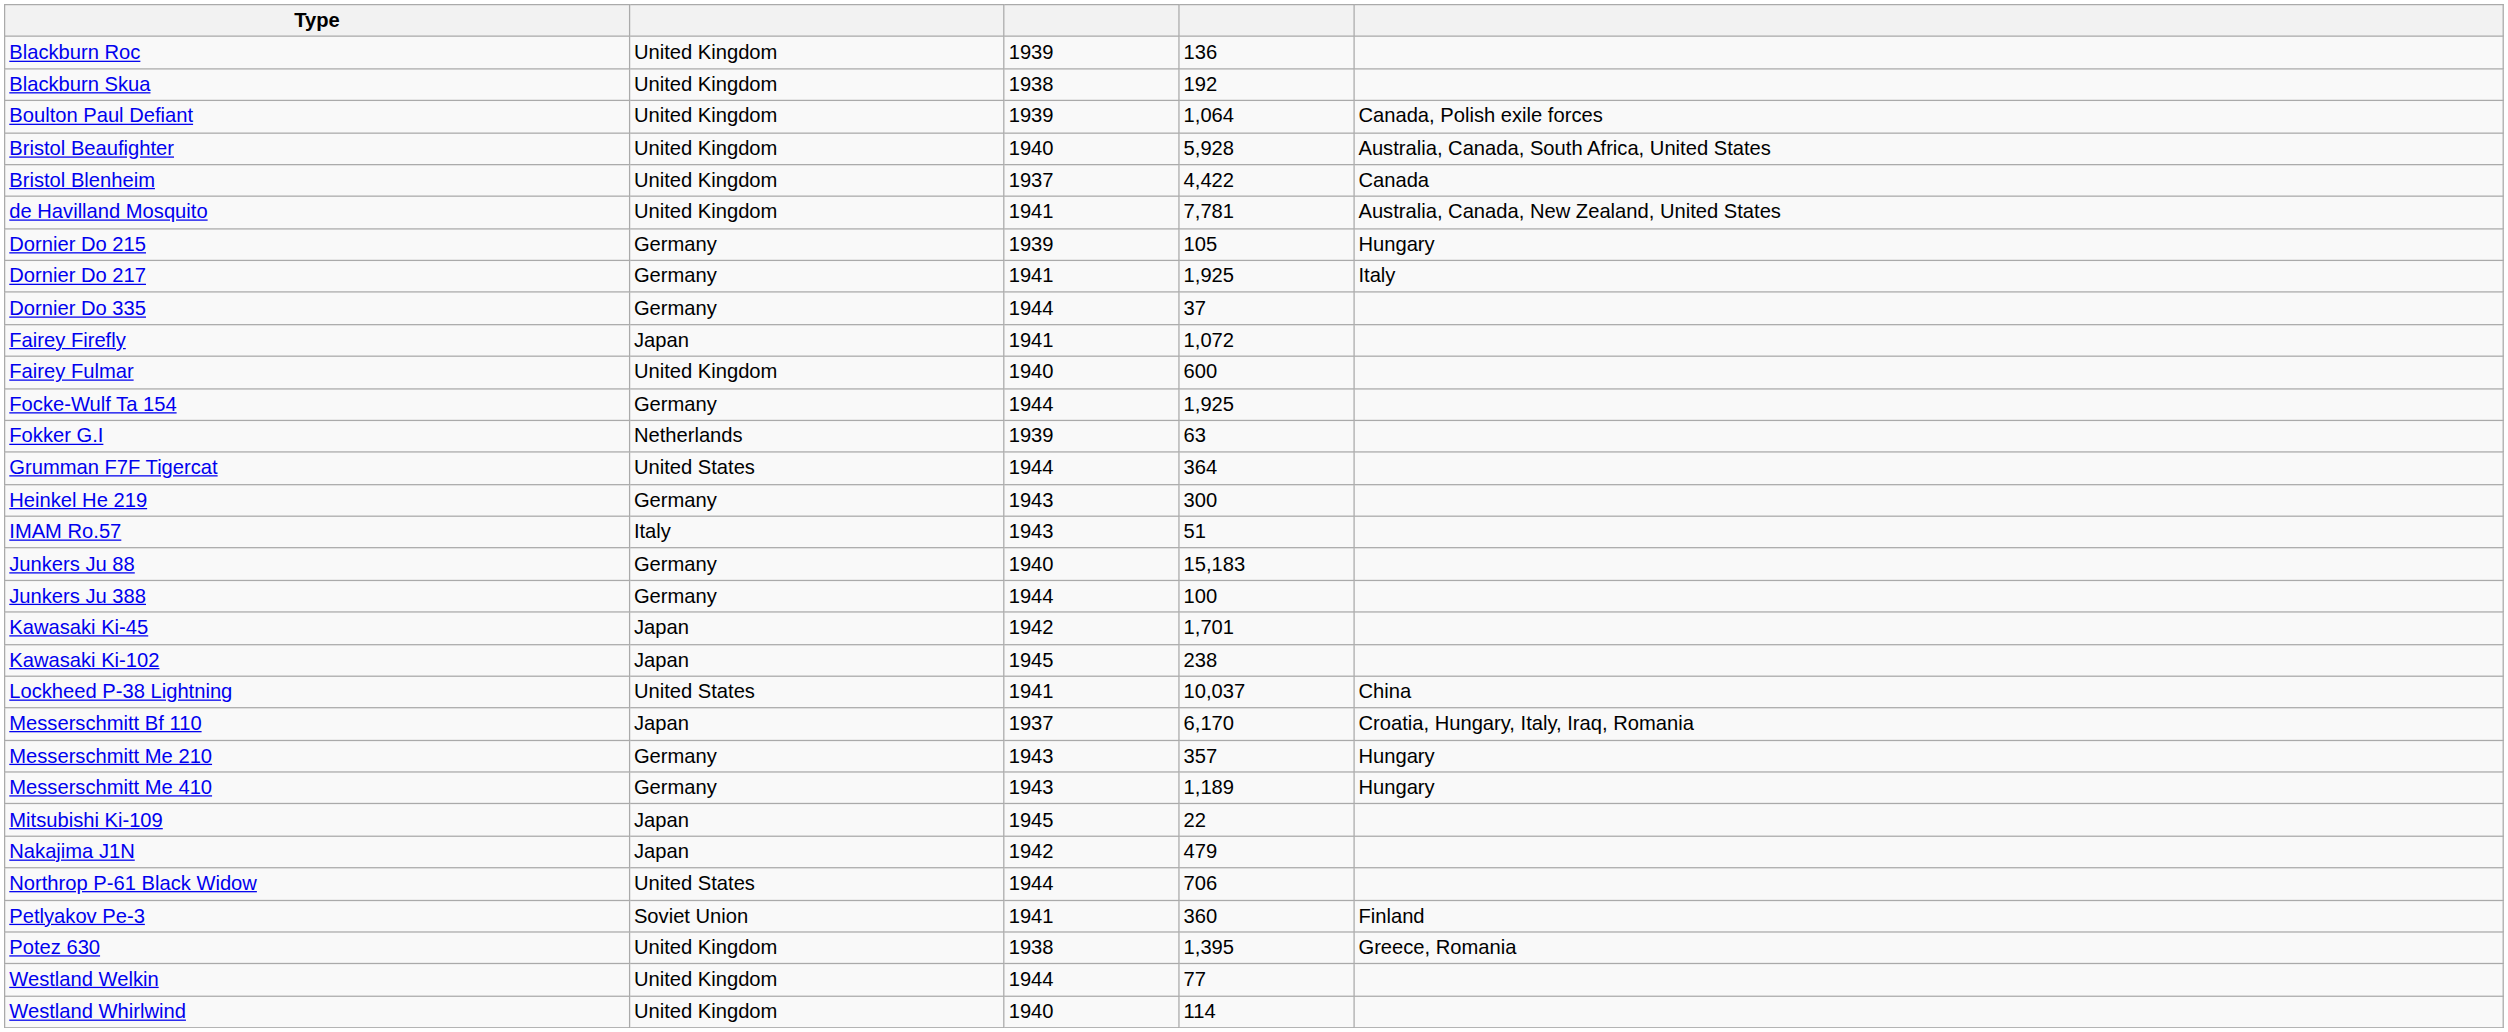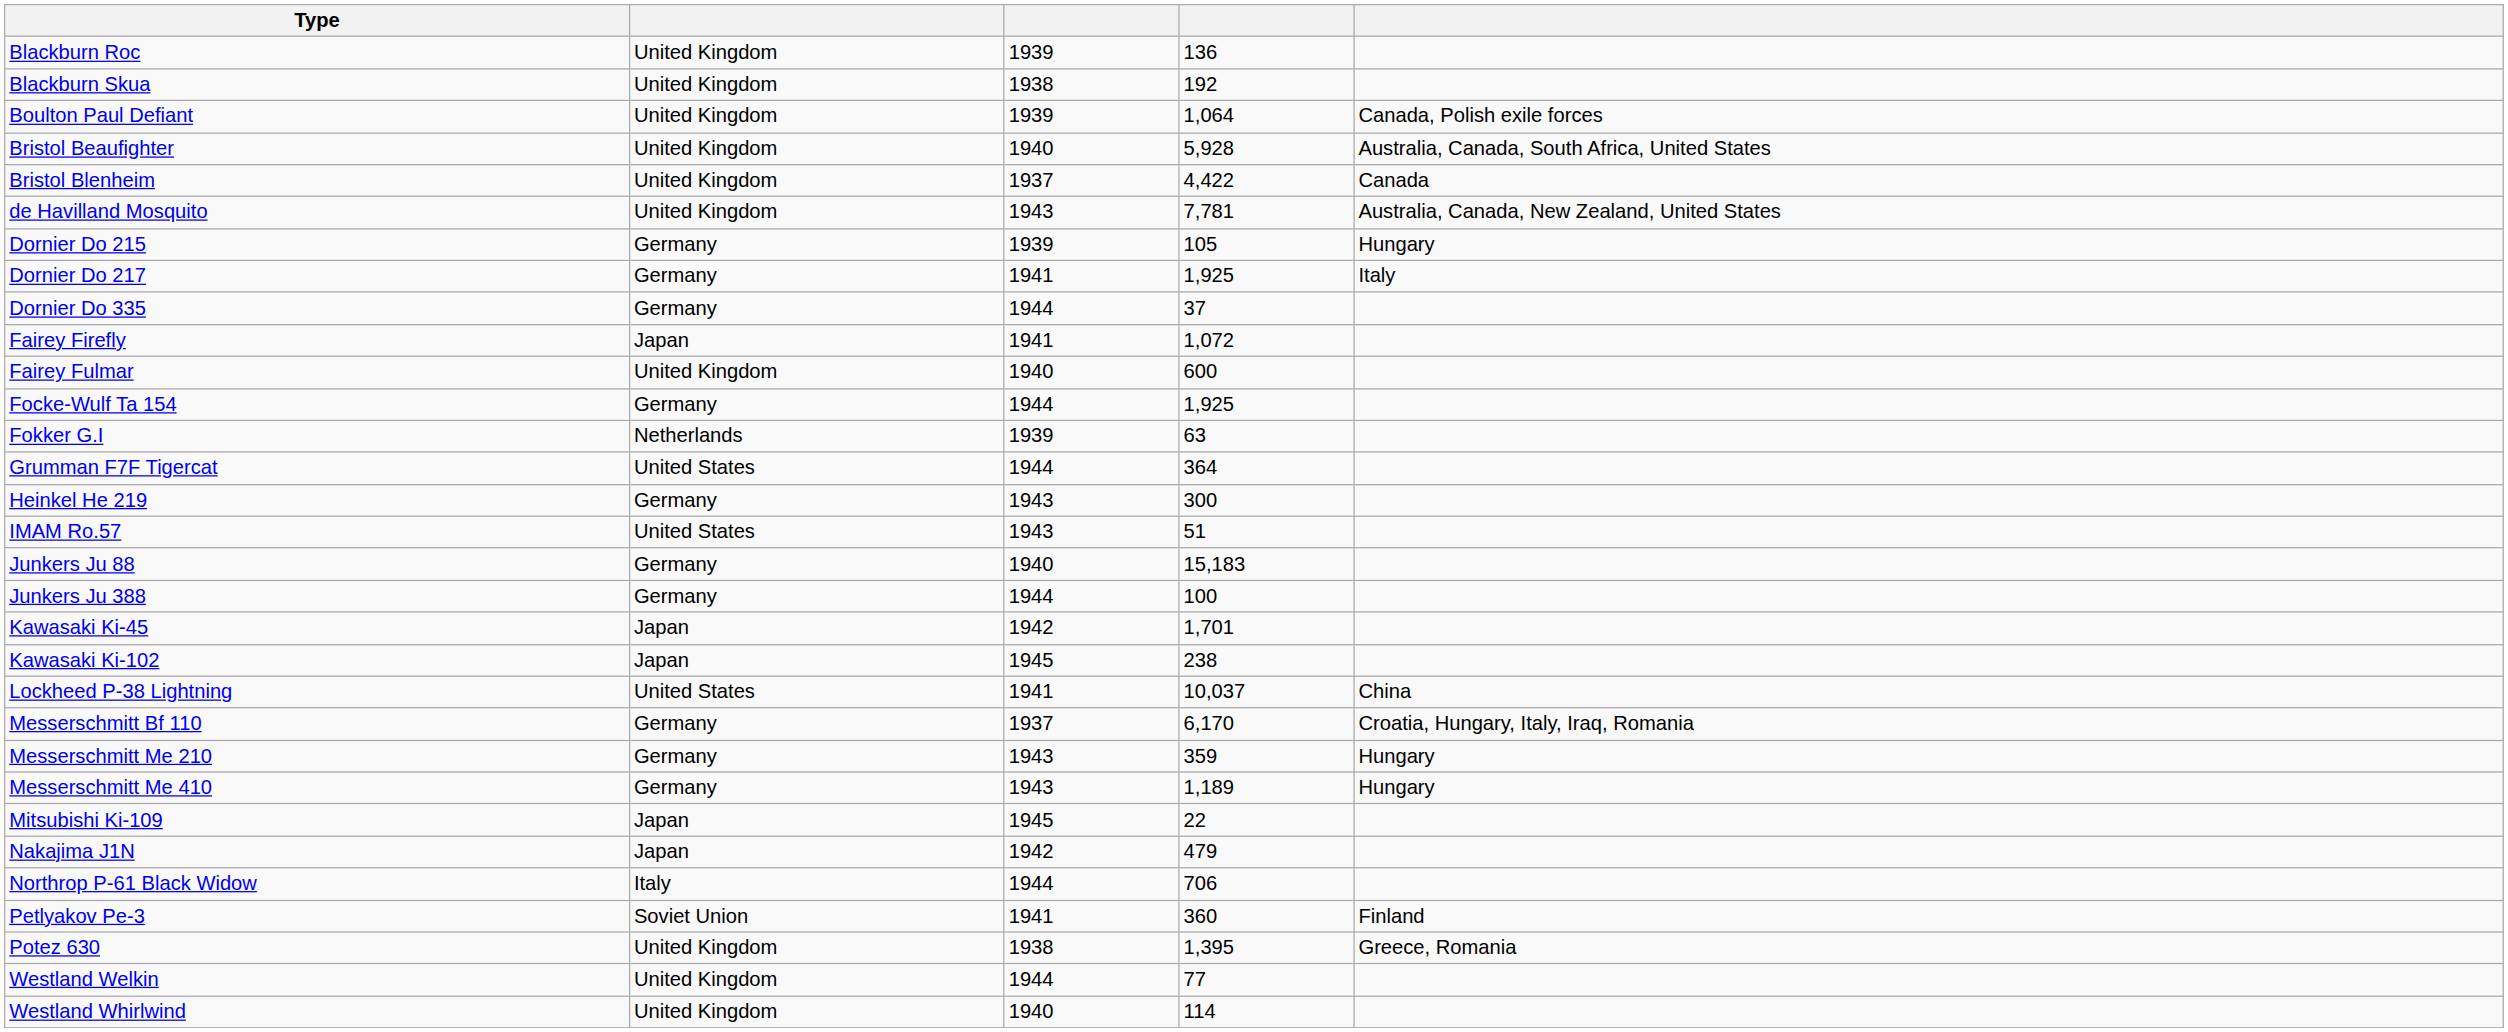(1031, 212) 1941 -> (1031, 212) 1943
(652, 532) Italy -> (694, 532) United States
(661, 723) Japan -> (675, 723) Germany
(1200, 755) 357 -> (1200, 755) 359
(694, 883) United States -> (652, 883) Italy
